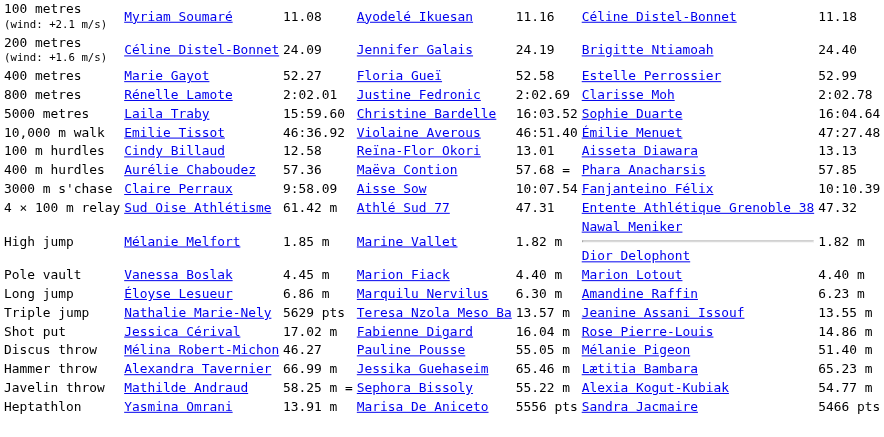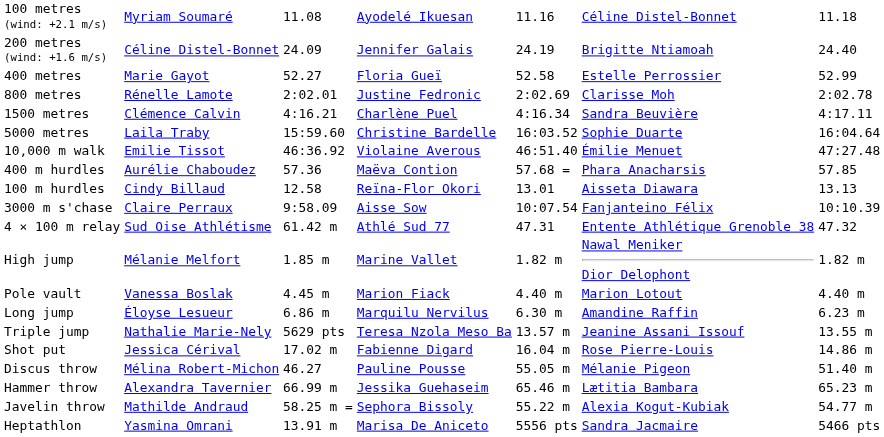+ row: (47, 113)
rows swapped: (54, 151) <-> (54, 170)
